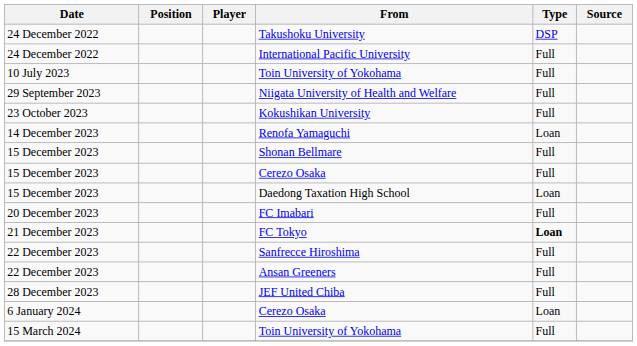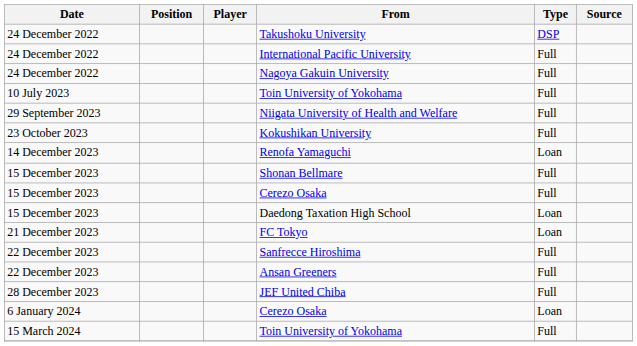+ row: (53, 73)
- row: (53, 212)
(549, 232) bold -> (550, 232) normal
